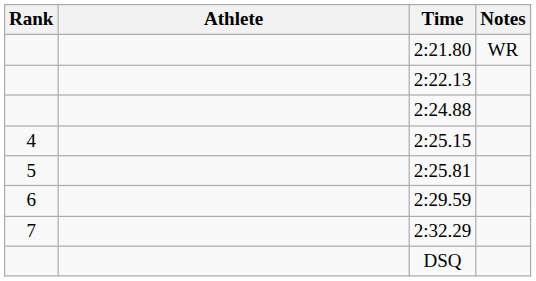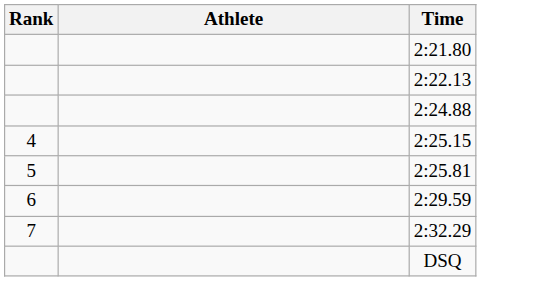- column: (503, 19)
